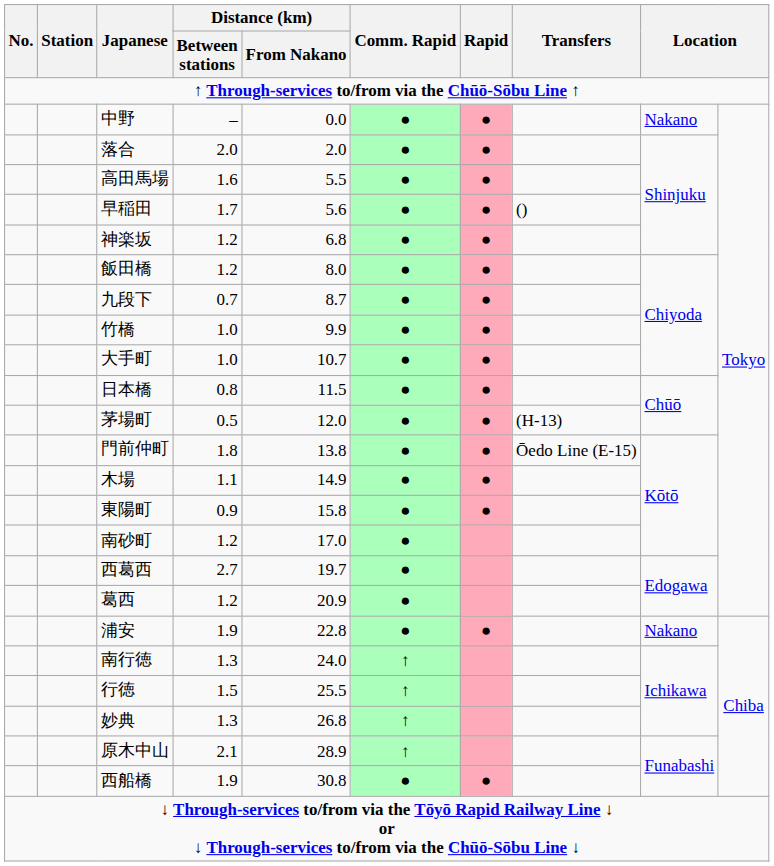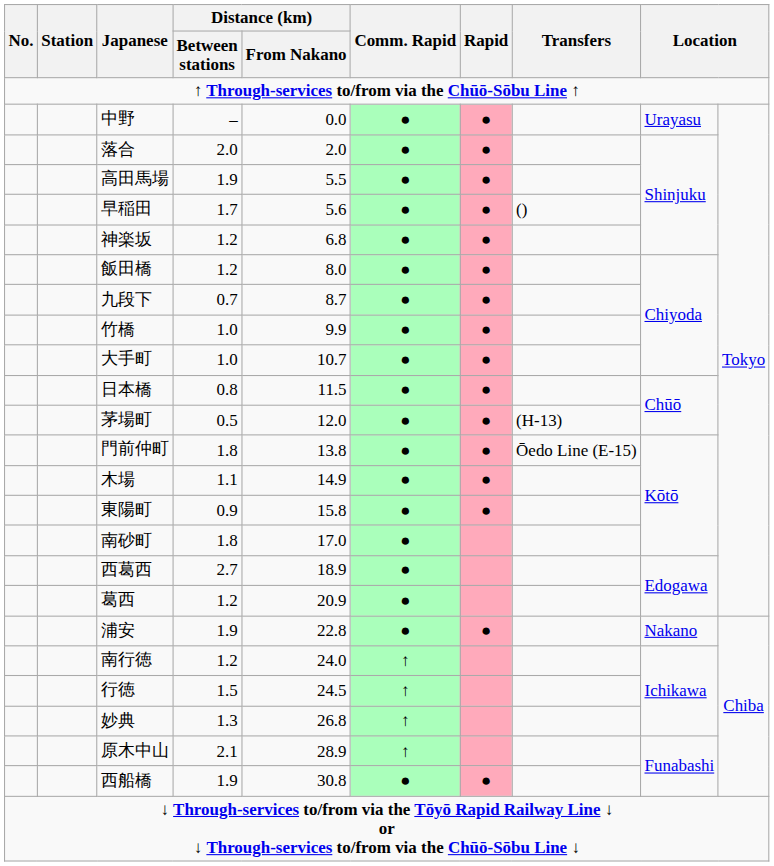(671, 119) Nakano -> (673, 119) Urayasu
(227, 179) 1.6 -> (227, 179) 1.9
(227, 540) 1.2 -> (227, 540) 1.8
(332, 570) 19.7 -> (332, 570) 18.9
(227, 660) 1.3 -> (227, 660) 1.2
(332, 690) 25.5 -> (332, 690) 24.5
